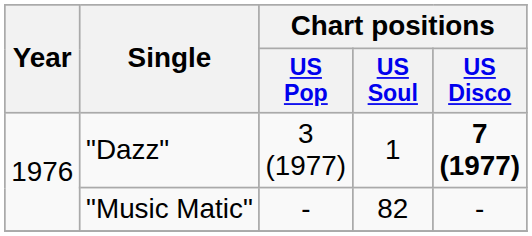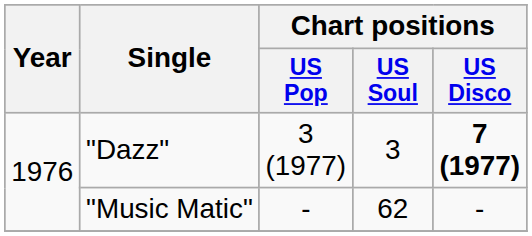(393, 149) 1 -> (393, 149) 3
(393, 209) 82 -> (393, 209) 62
